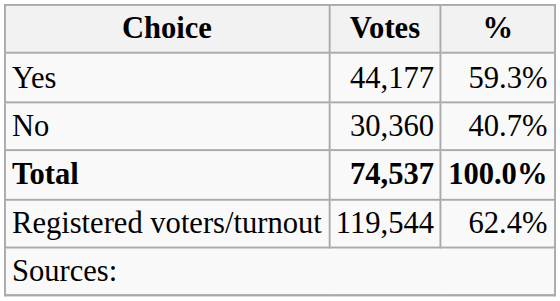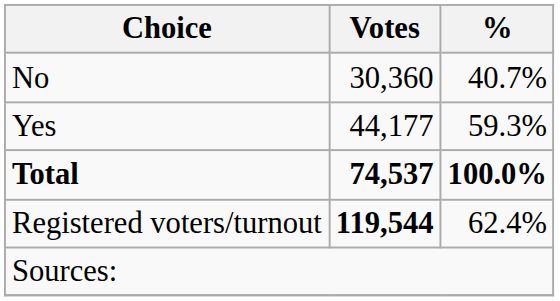rows swapped: (34, 77) <-> (31, 125)
(385, 222) normal -> (385, 222) bold
